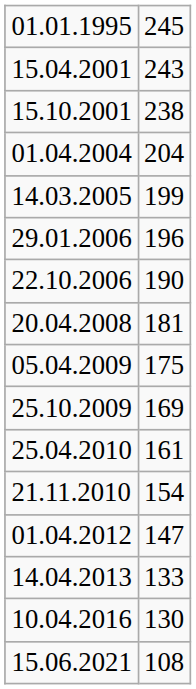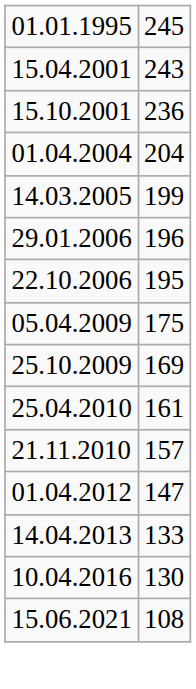(164, 111) 238 -> (164, 111) 236
(164, 280) 190 -> (164, 280) 195
- row: (72, 323)
(164, 492) 154 -> (164, 450) 157
